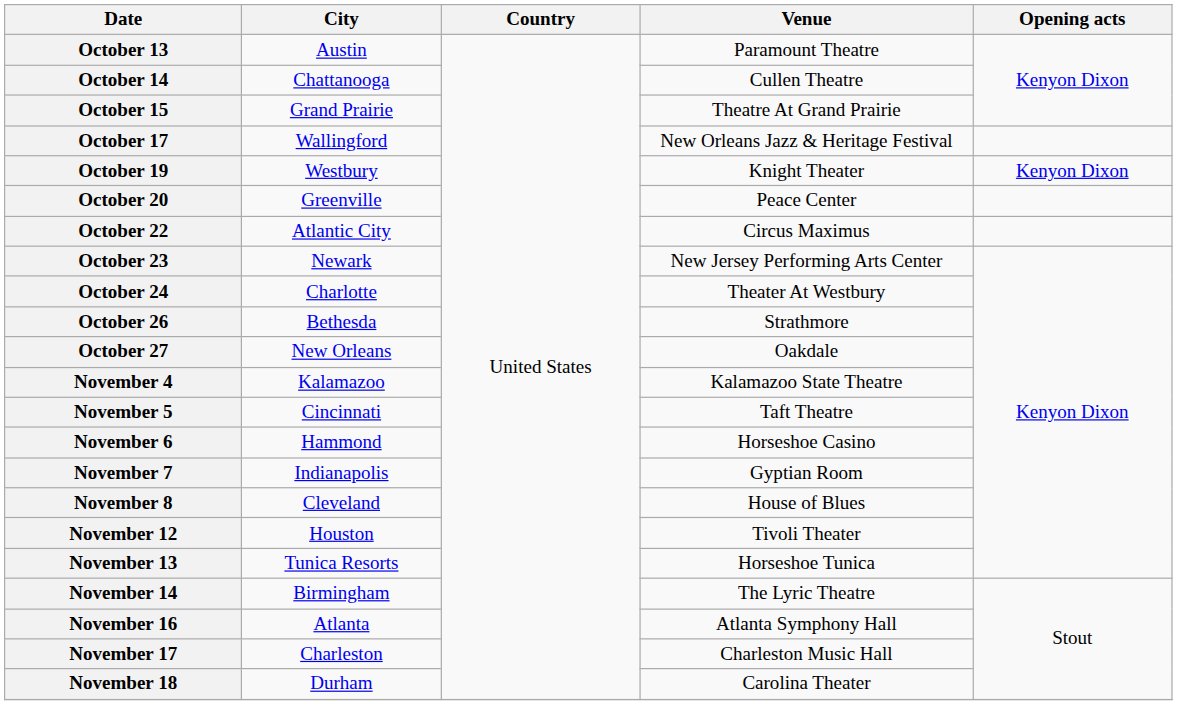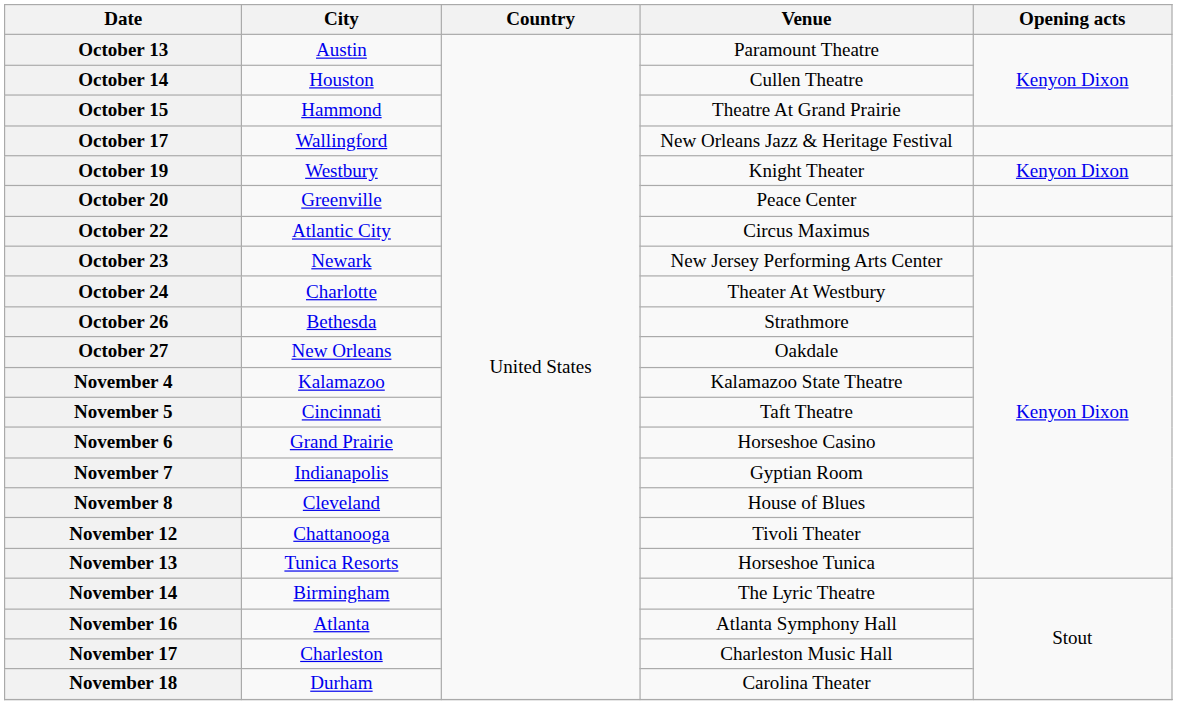(341, 79) Chattanooga -> (341, 79) Houston
(341, 110) Grand Prairie -> (341, 110) Hammond
(341, 442) Hammond -> (341, 442) Grand Prairie
(341, 532) Houston -> (341, 532) Chattanooga
